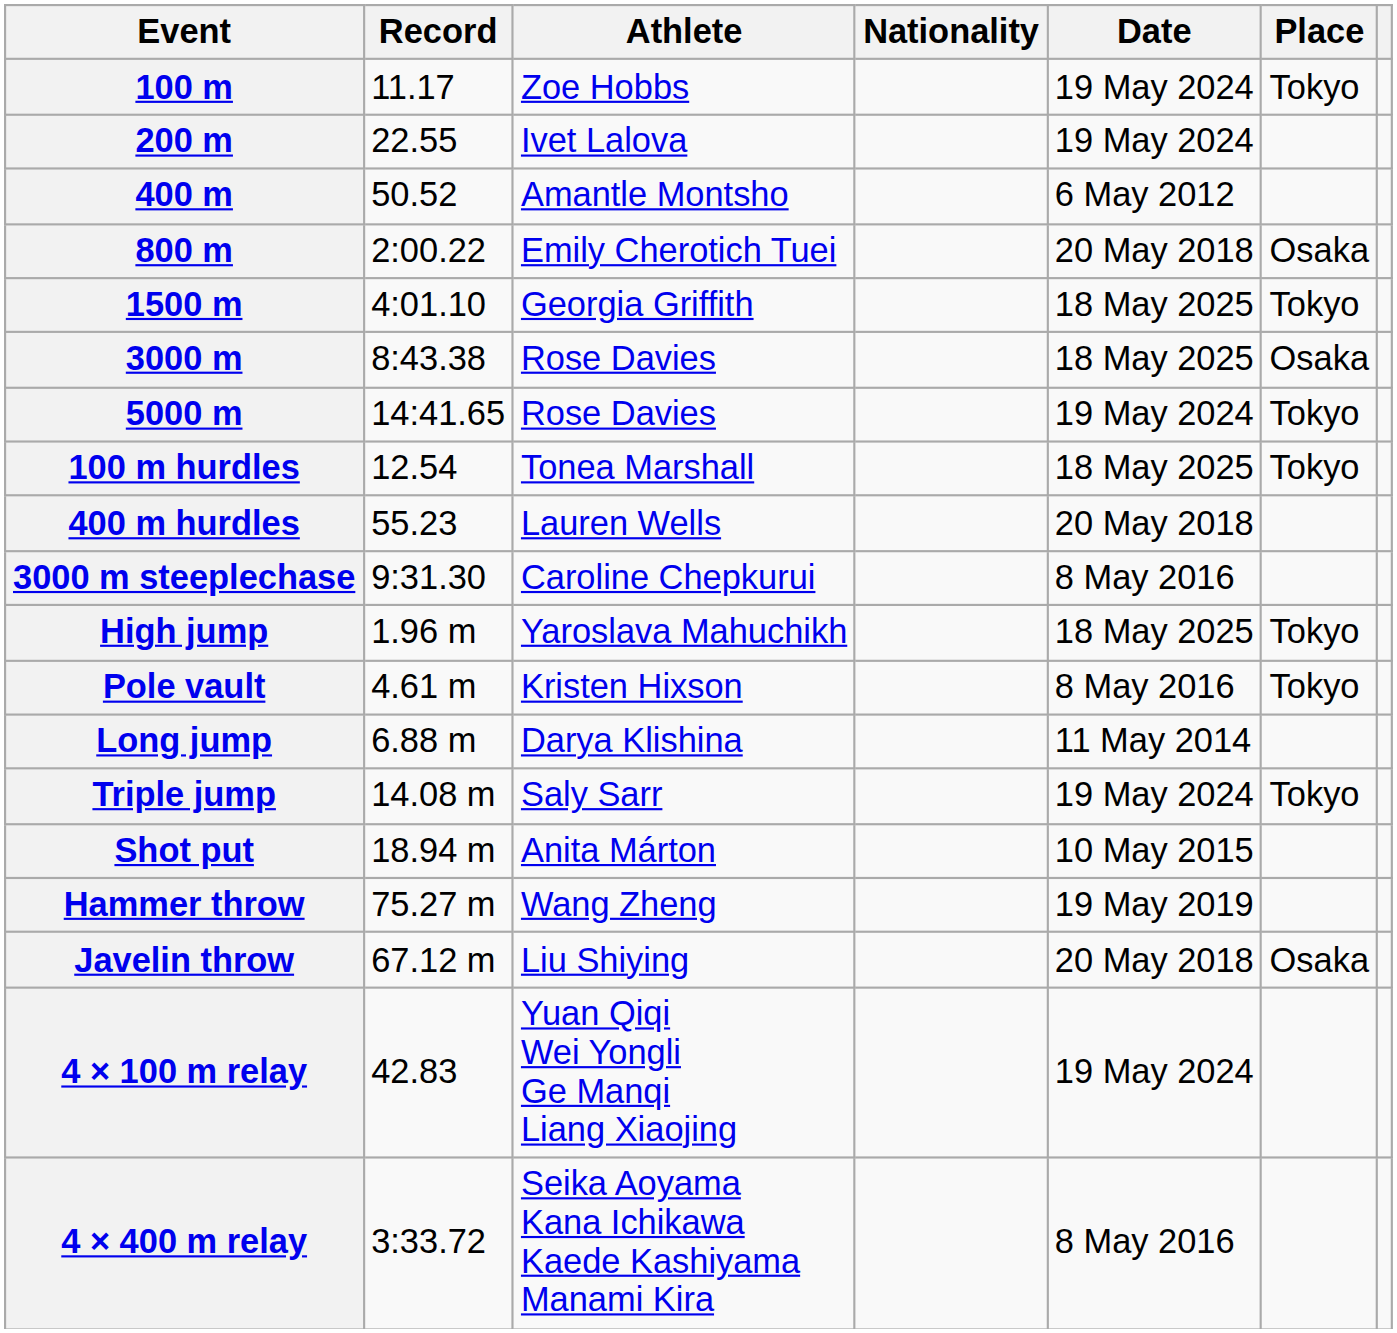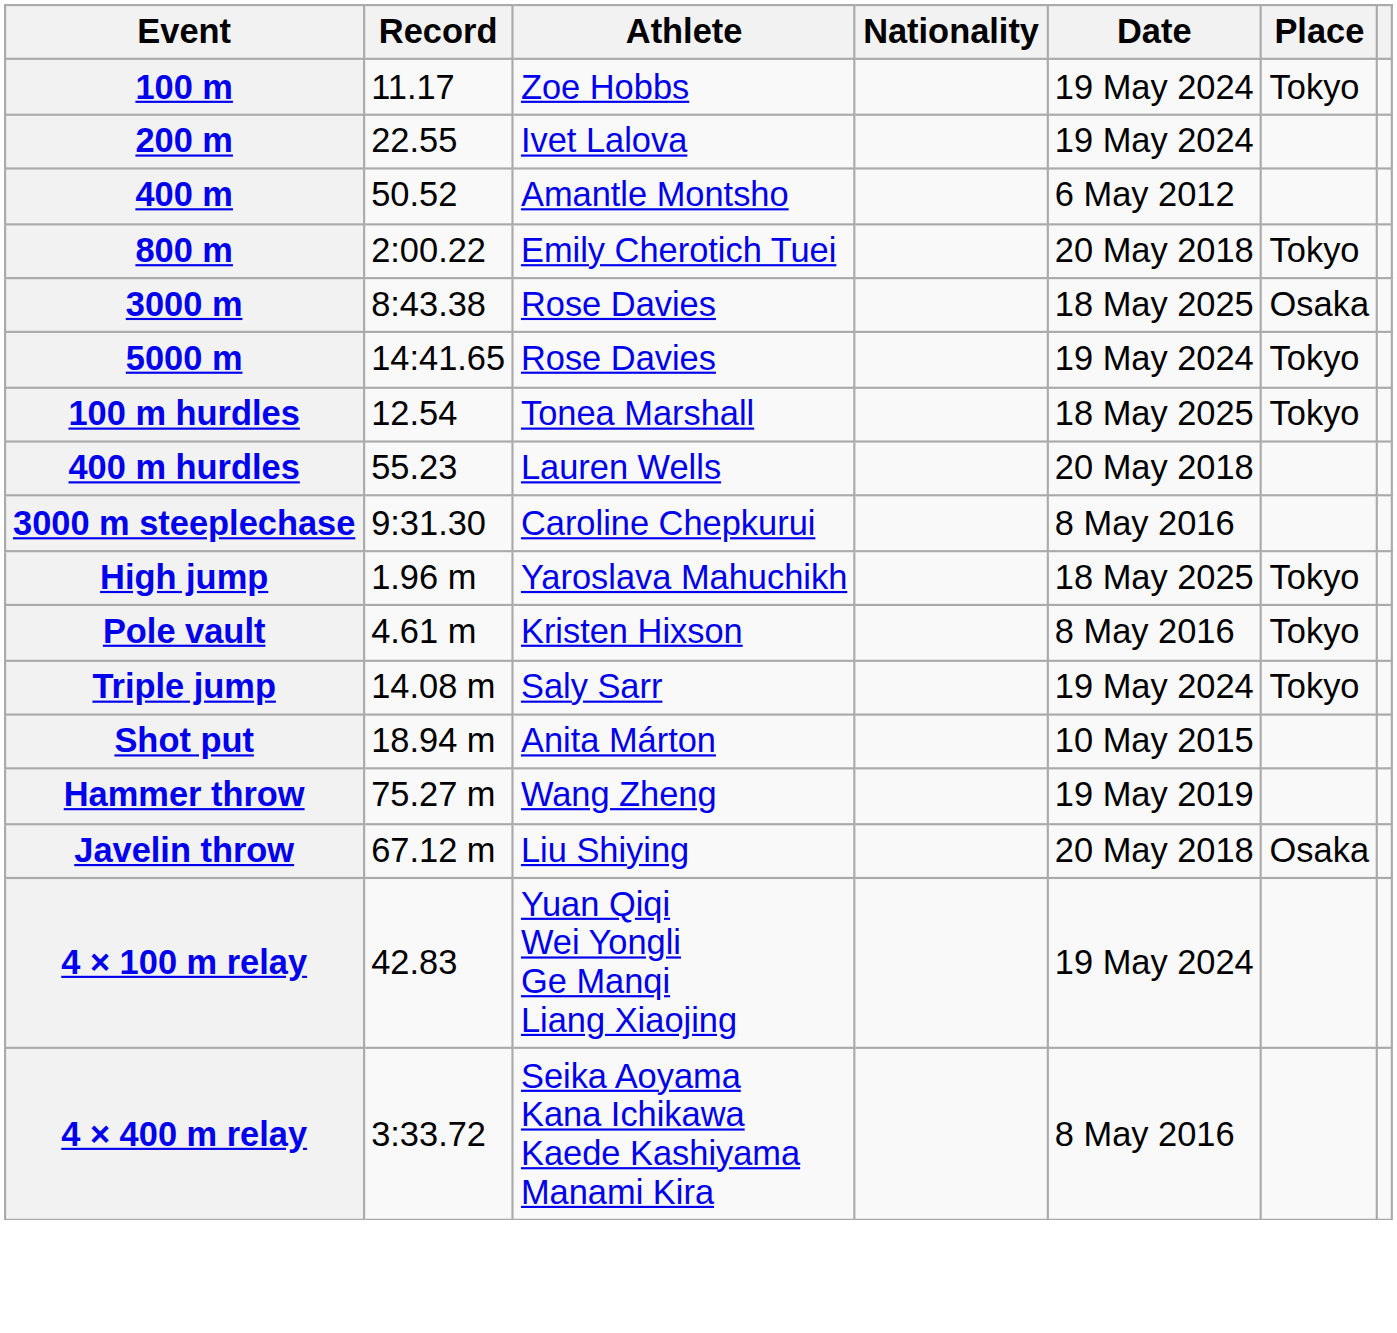(1319, 250) Osaka -> (1315, 250) Tokyo
- row: (184, 304)
- row: (184, 741)
